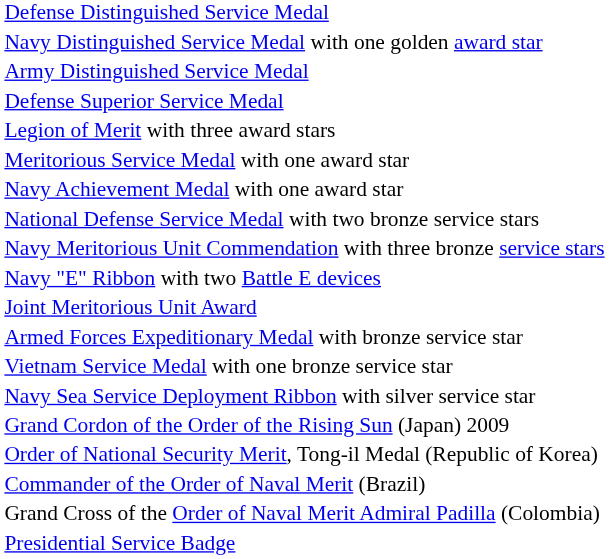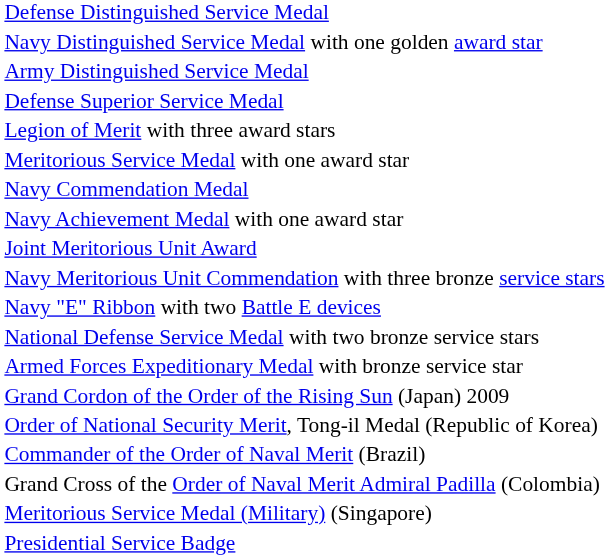+ row: (126, 189)
rows swapped: (131, 307) <-> (272, 218)
- row: (228, 366)
- row: (270, 395)
+ row: (218, 513)
